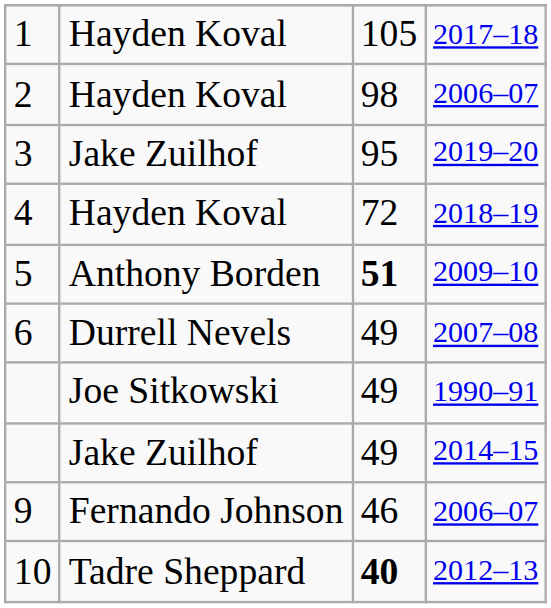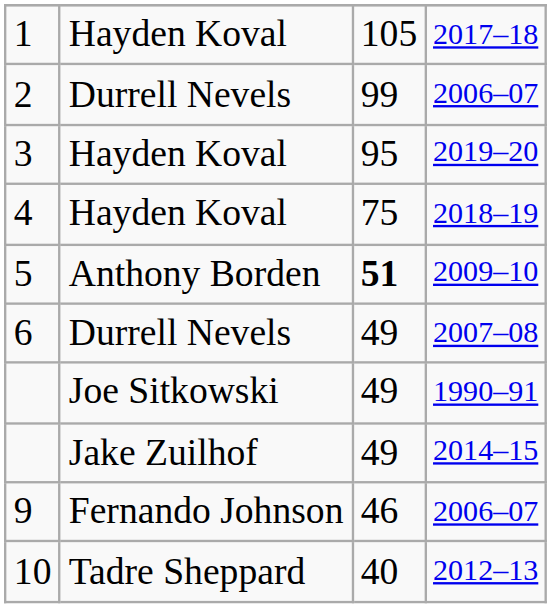(178, 93) Hayden Koval -> (180, 93) Durrell Nevels
(380, 93) 98 -> (380, 93) 99
(163, 153) Jake Zuilhof -> (178, 153) Hayden Koval
(380, 213) 72 -> (380, 213) 75
(380, 570) bold -> (380, 570) normal
